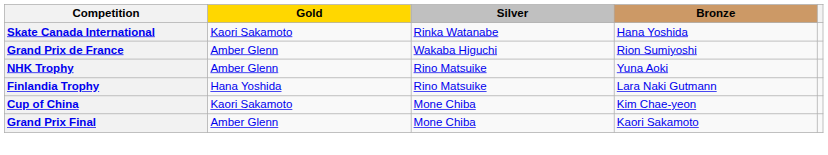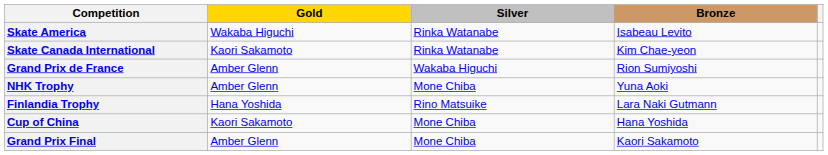+ row: (47, 31)
(652, 31) Hana Yoshida -> (657, 50) Kim Chae-yeon
(450, 68) Rino Matsuike -> (445, 86) Mone Chiba
(657, 104) Kim Chae-yeon -> (652, 123) Hana Yoshida
